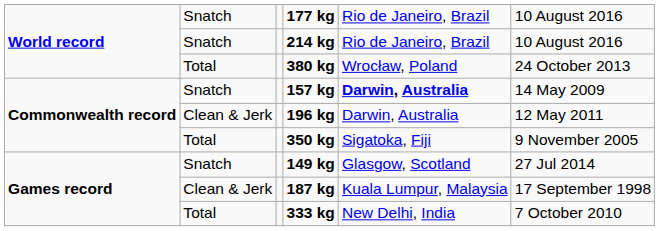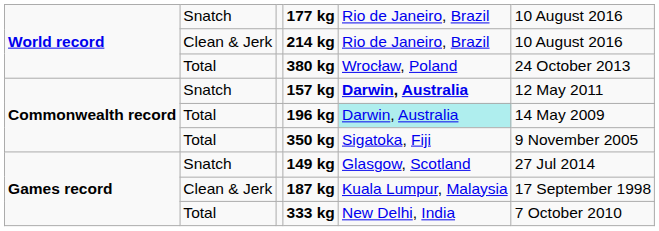(208, 41) Snatch -> (228, 41) Clean & Jerk
(560, 90) 14 May 2009 -> (559, 90) 12 May 2011
(228, 115) Clean & Jerk -> (200, 115) Total
(400, 115) no background -> (400, 115) paleturquoise background
(559, 115) 12 May 2011 -> (560, 115) 14 May 2009
